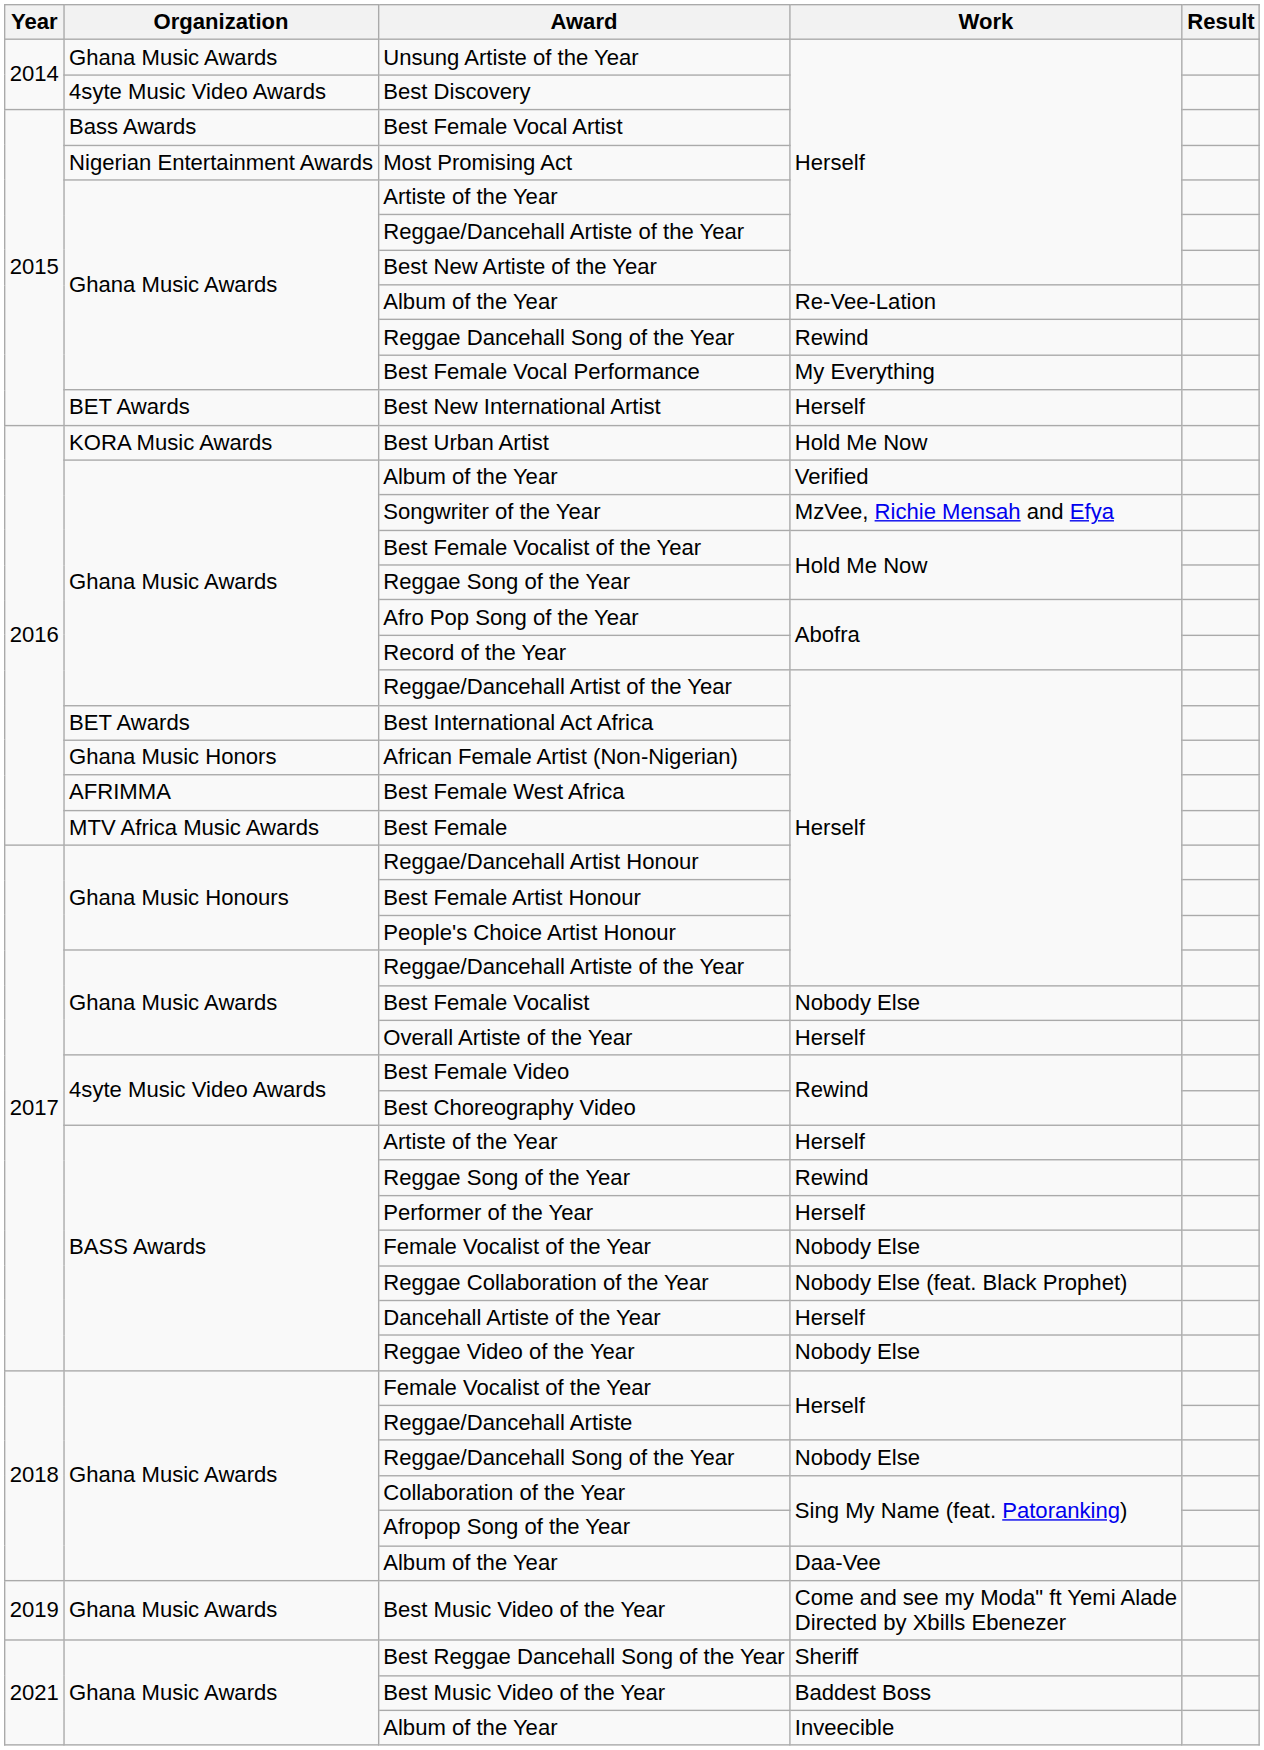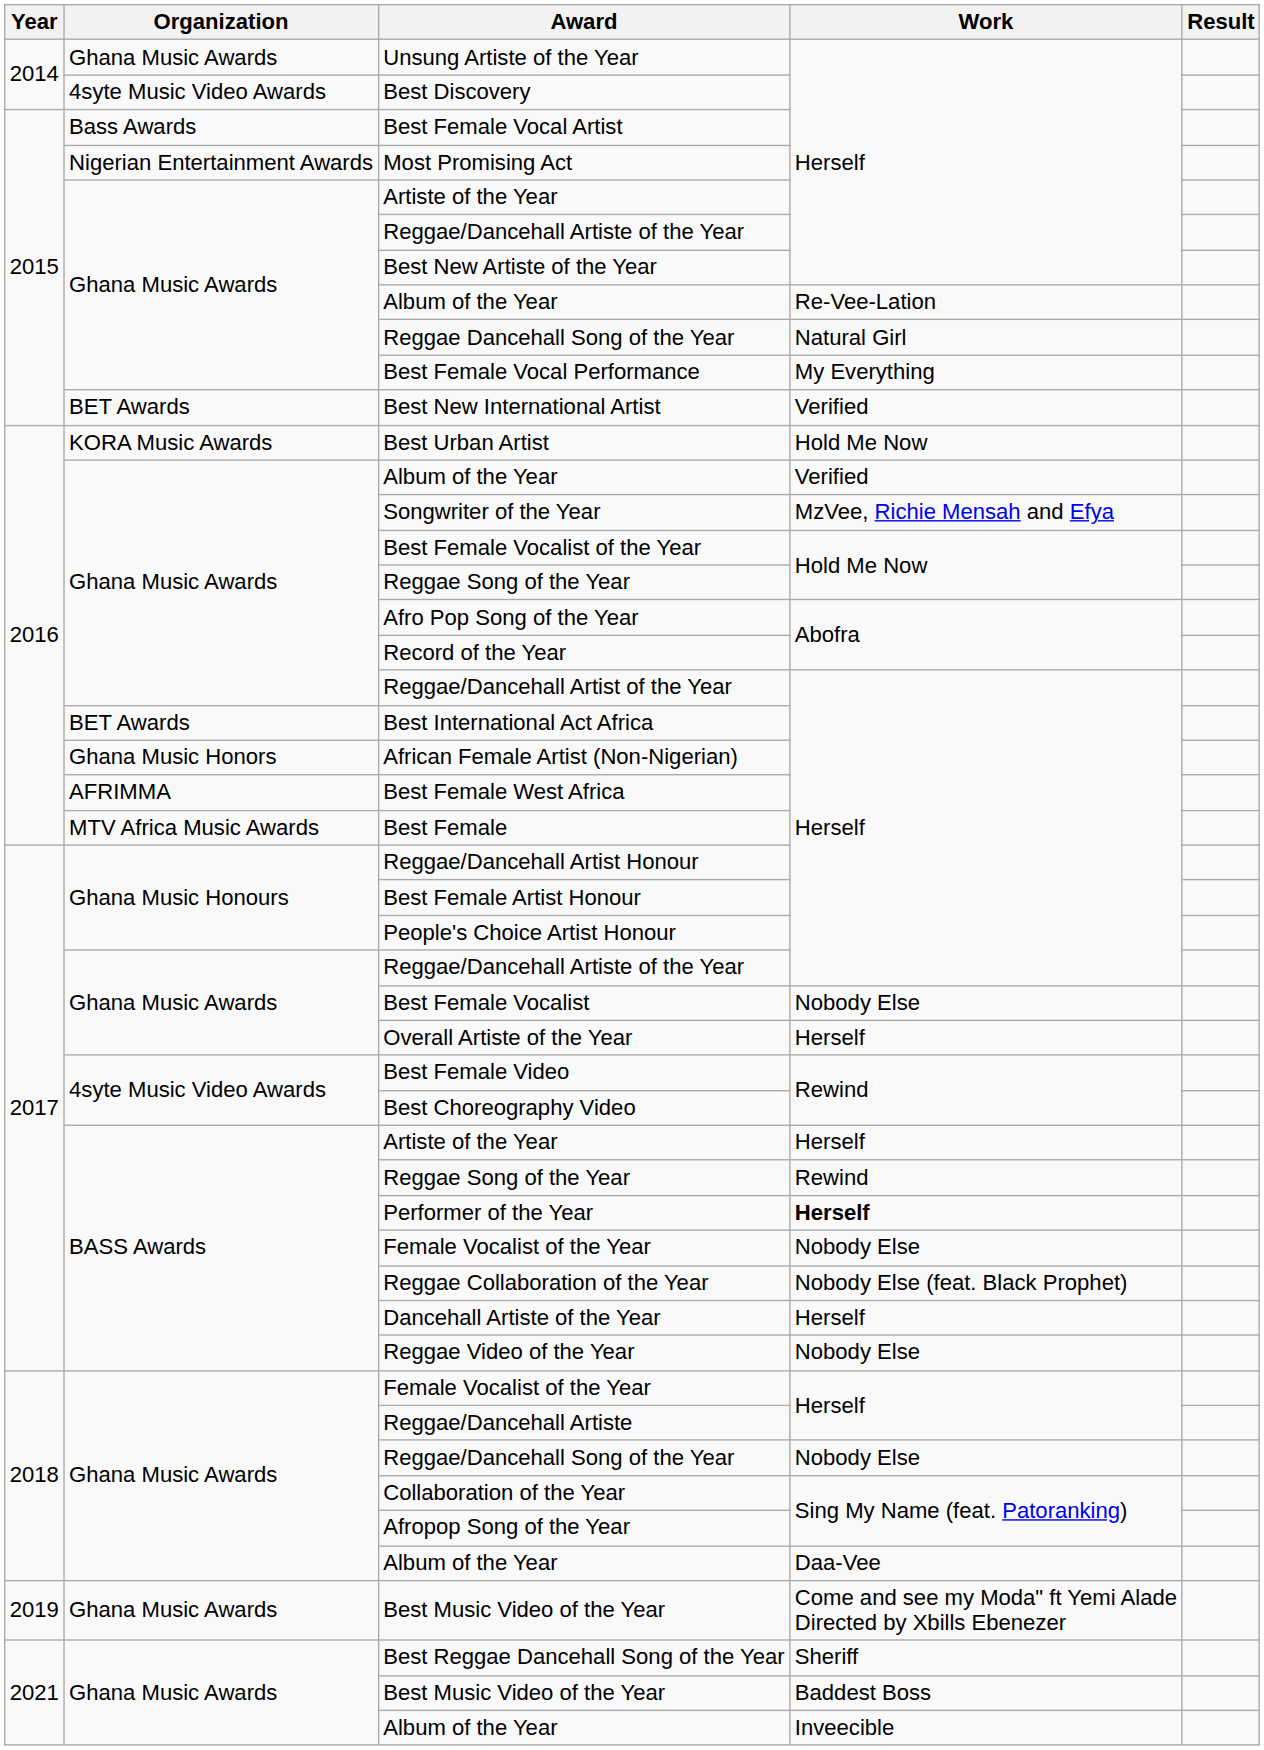(832, 337) Rewind -> (851, 337) Natural Girl
(830, 407) Herself -> (832, 407) Verified
(830, 1212) normal -> (832, 1212) bold
